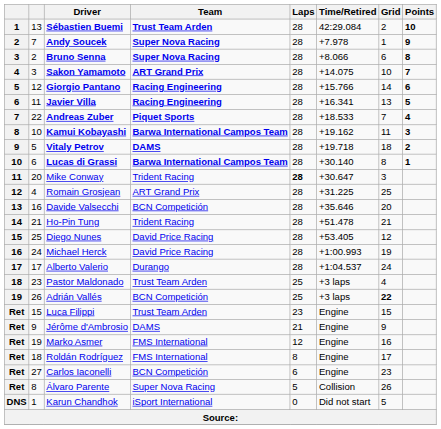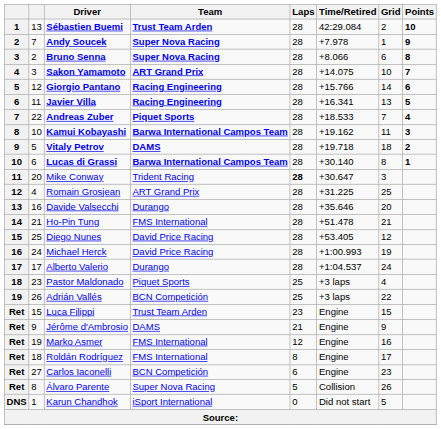(170, 207) BCN Competición -> (151, 207) Durango
(163, 222) Trident Racing -> (170, 222) FMS International
(170, 282) Trust Team Arden -> (161, 282) Piquet Sports
(386, 297) bold -> (386, 297) normal
